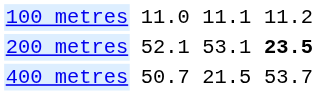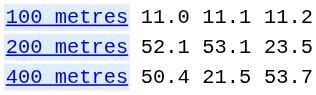(288, 47) bold -> (288, 47) normal
(165, 77) 50.7 -> (165, 77) 50.4
